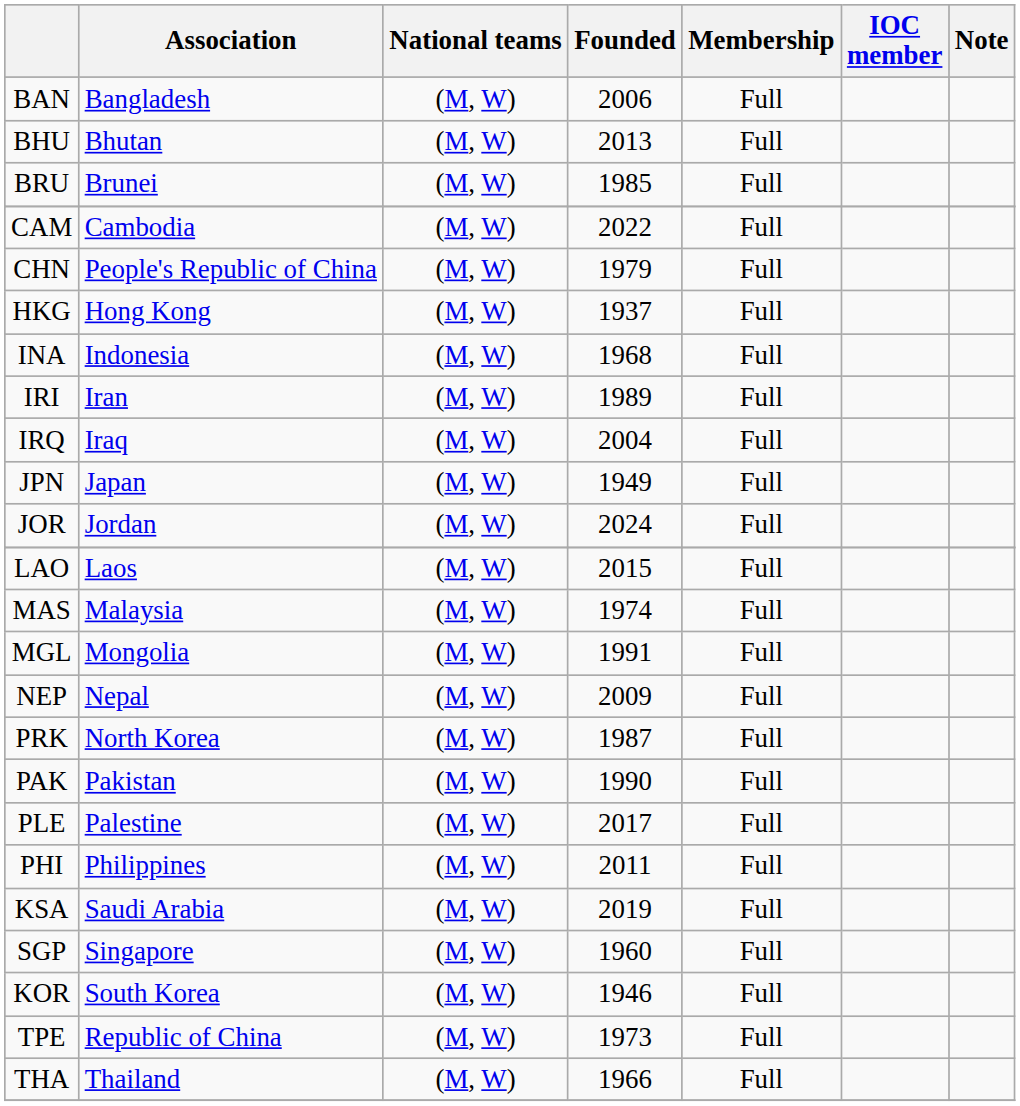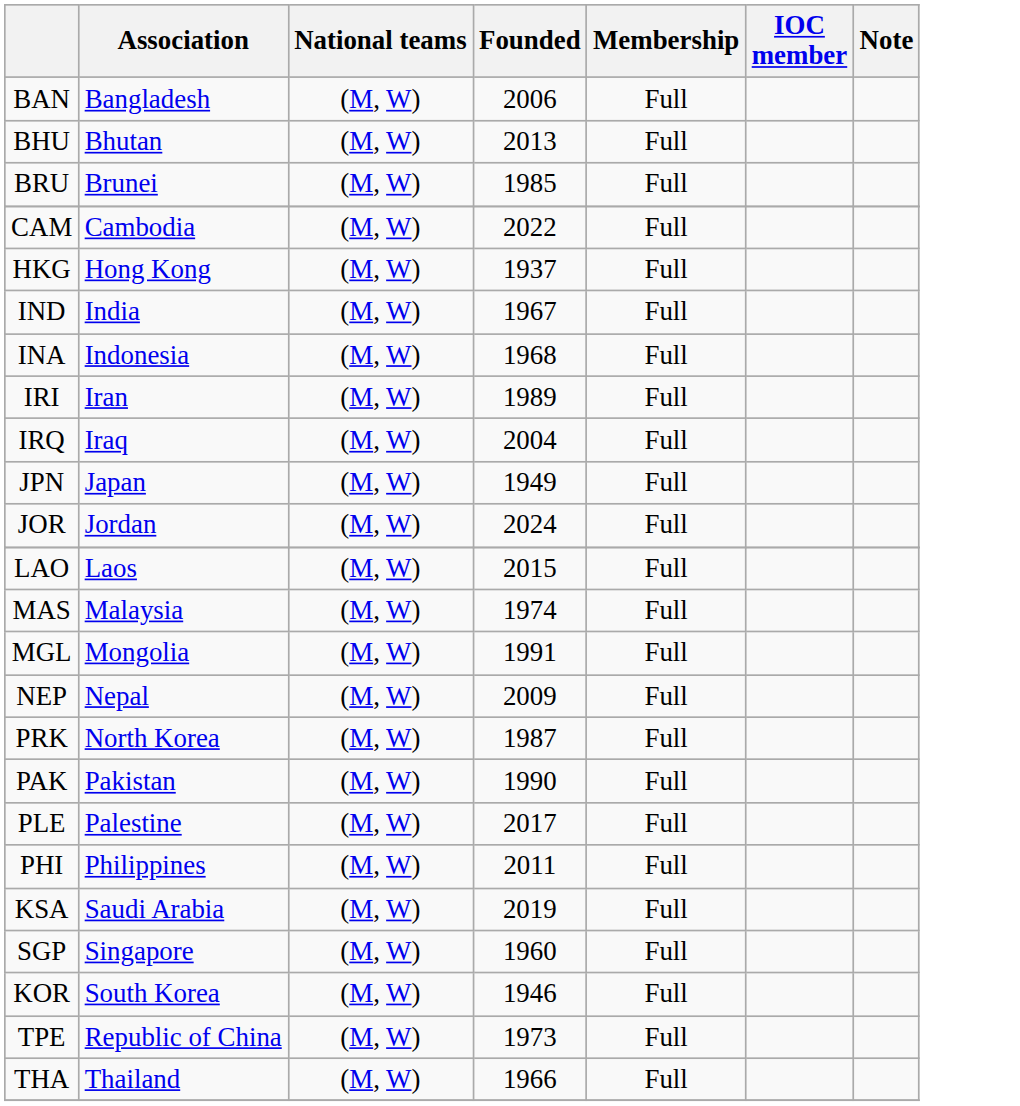- row: (42, 269)
+ row: (42, 311)
